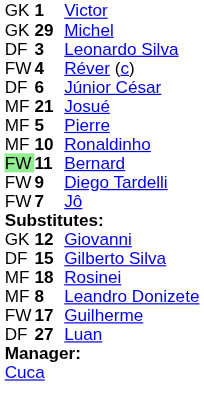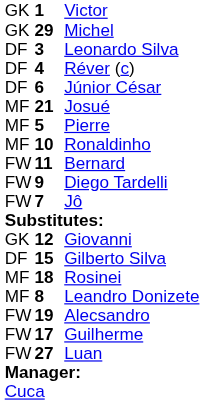(18, 68) FW -> (16, 68) DF
(18, 163) lightgreen background -> (18, 163) no background
+ row: (107, 315)
(16, 334) DF -> (18, 353) FW
